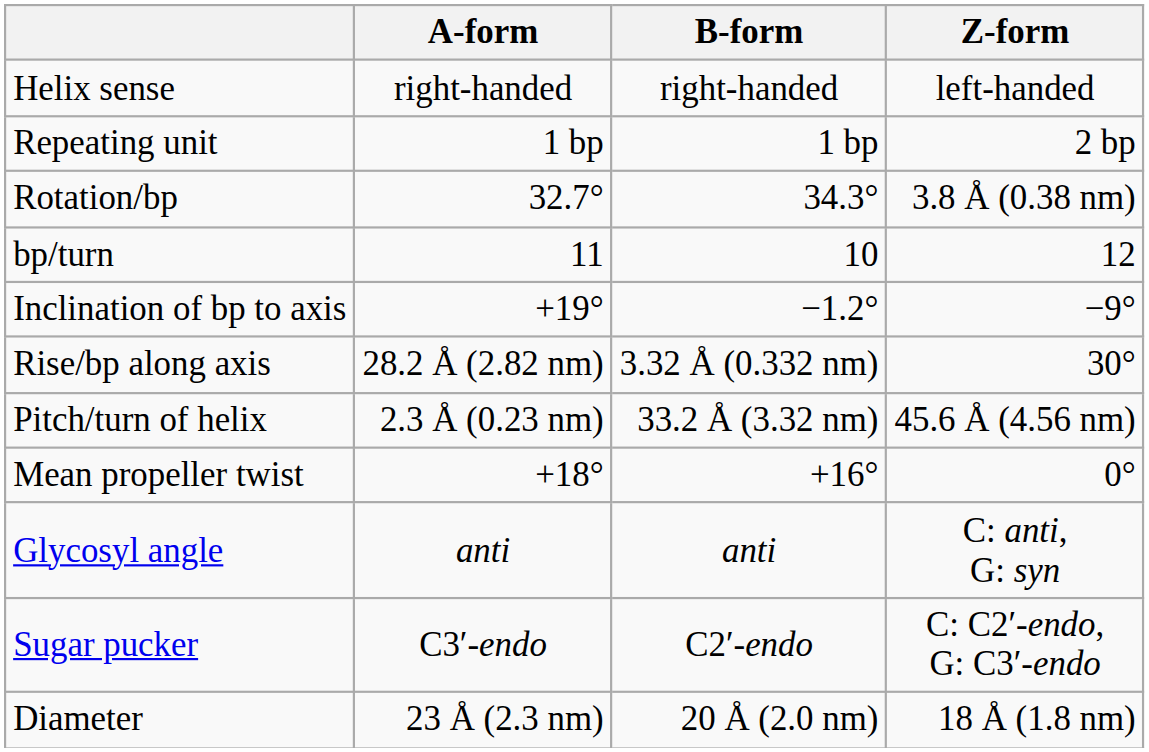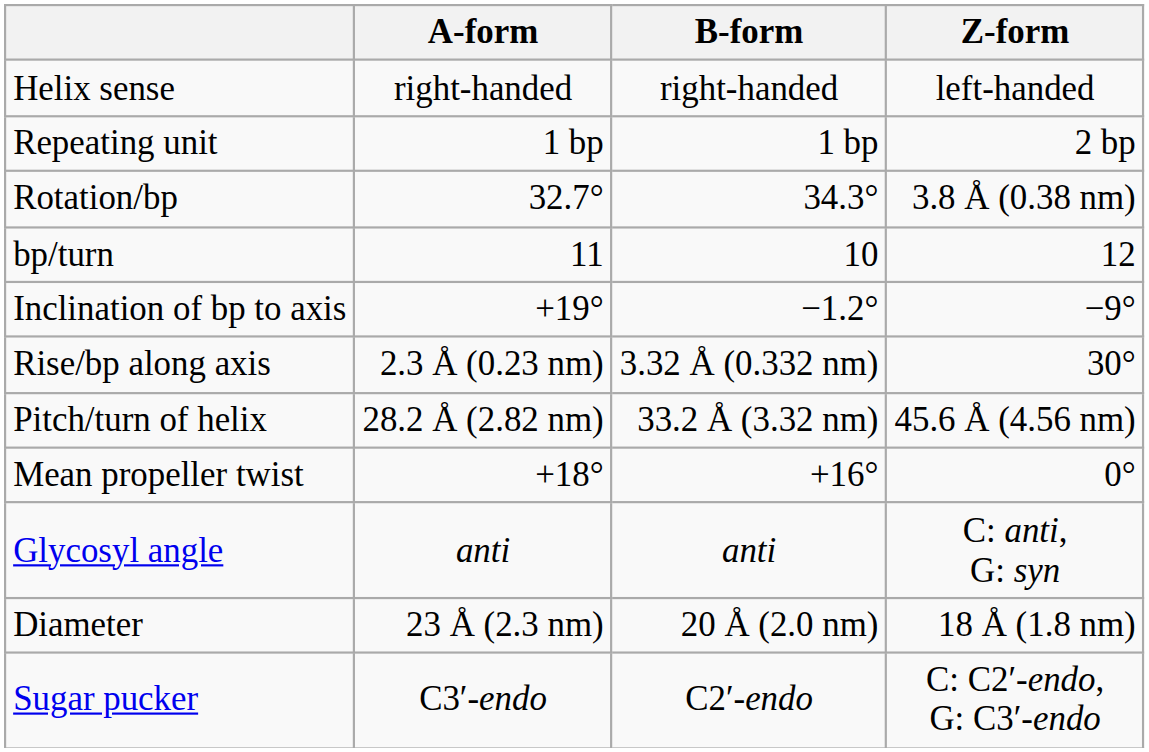(483, 364) 28.2 Å (2.82 nm) -> (492, 364) 2.3 Å (0.23 nm)
(492, 419) 2.3 Å (0.23 nm) -> (483, 419) 28.2 Å (2.82 nm)
rows swapped: (106, 644) <-> (78, 719)
